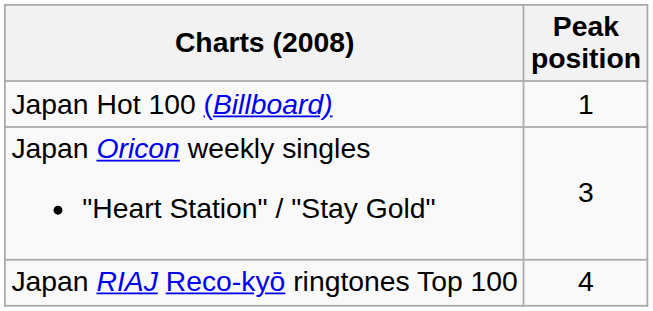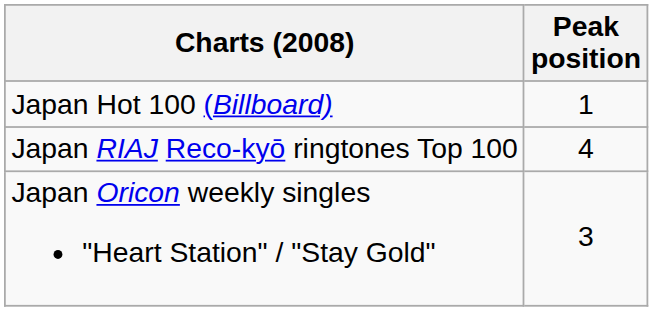rows swapped: (265, 179) <-> (265, 282)
